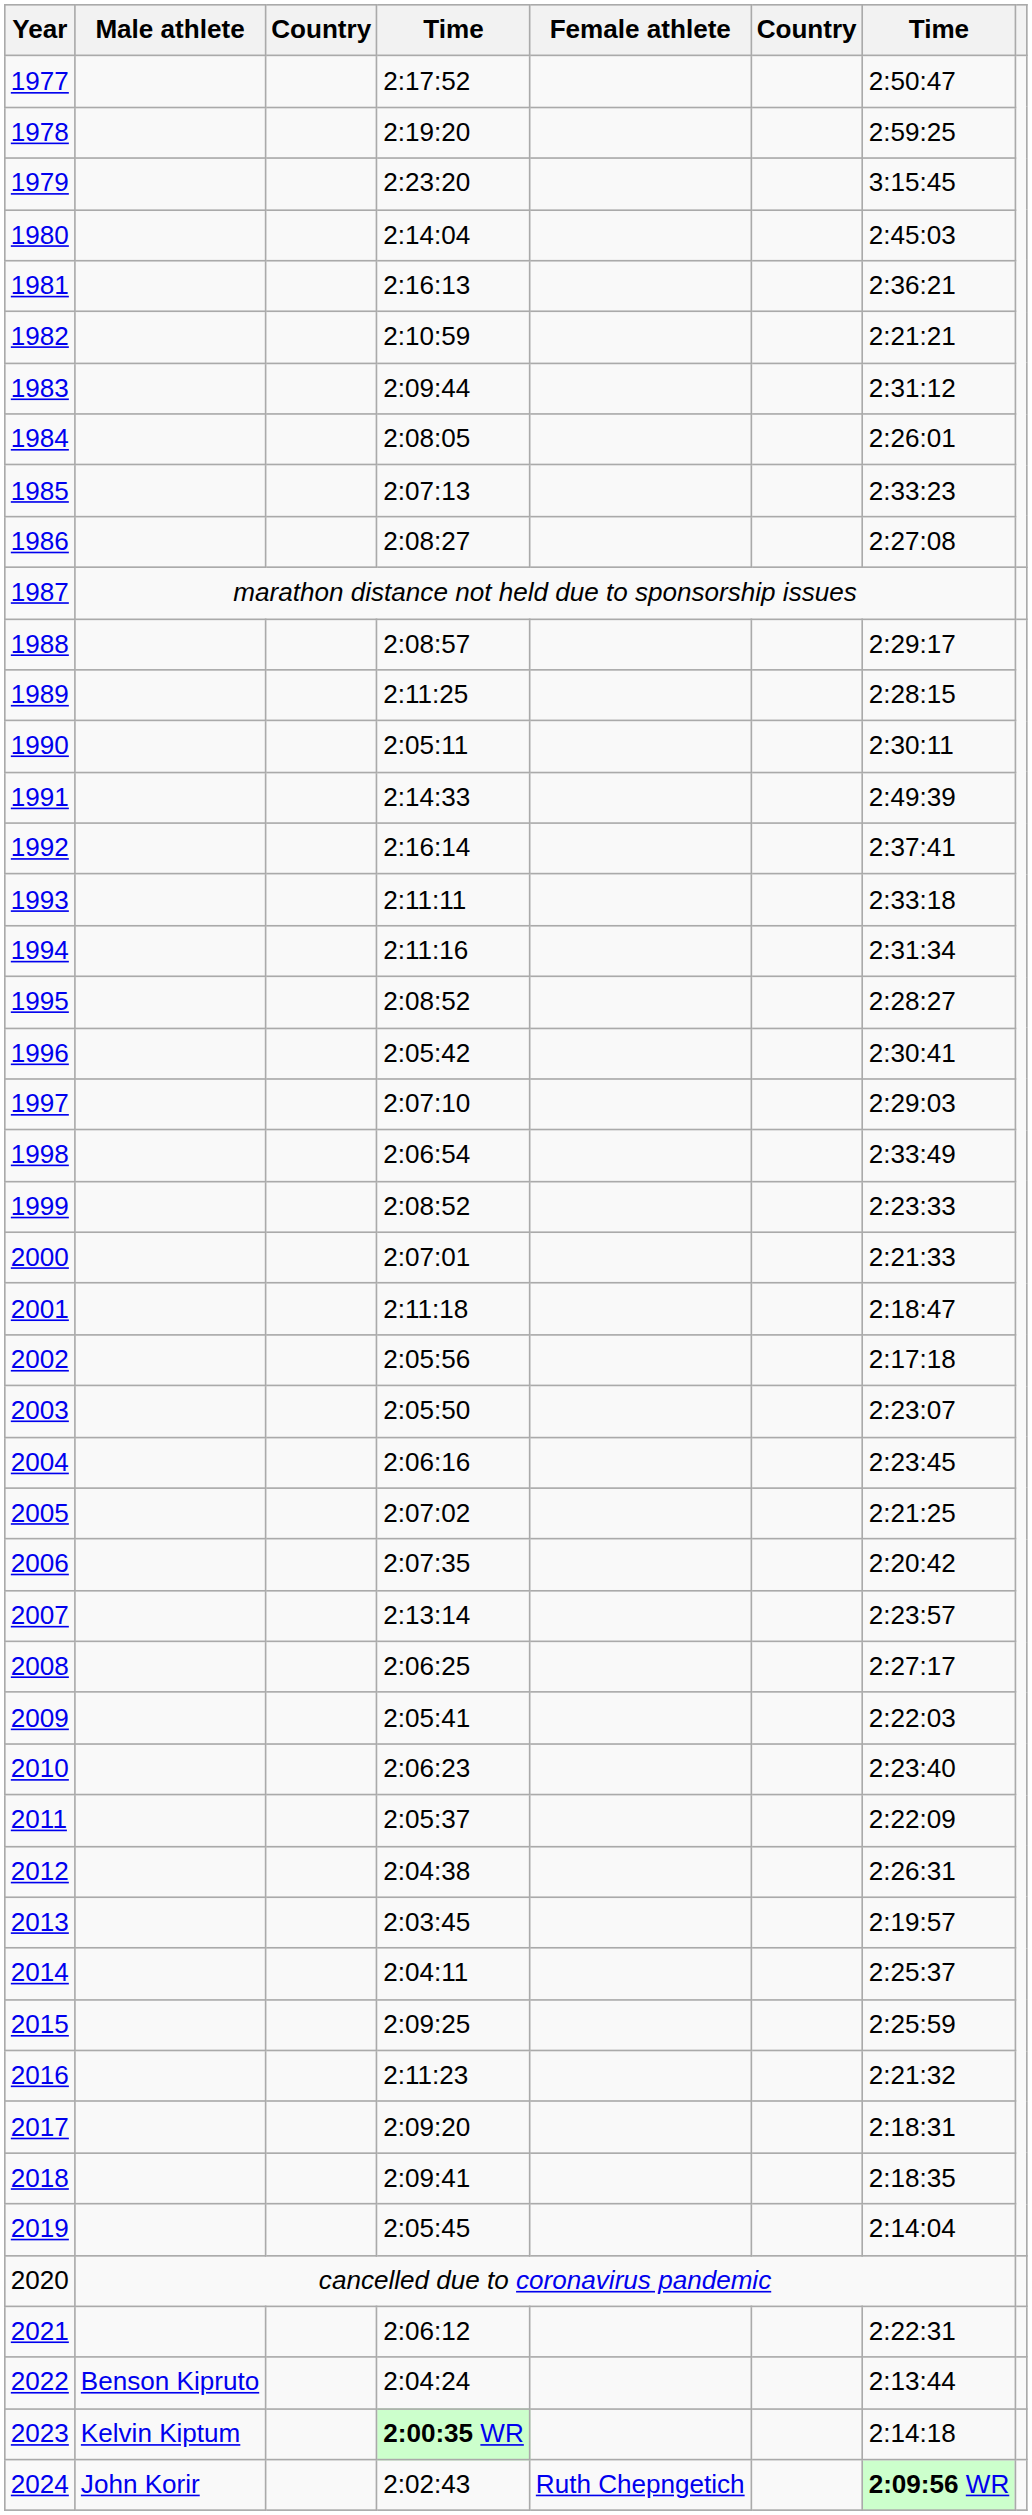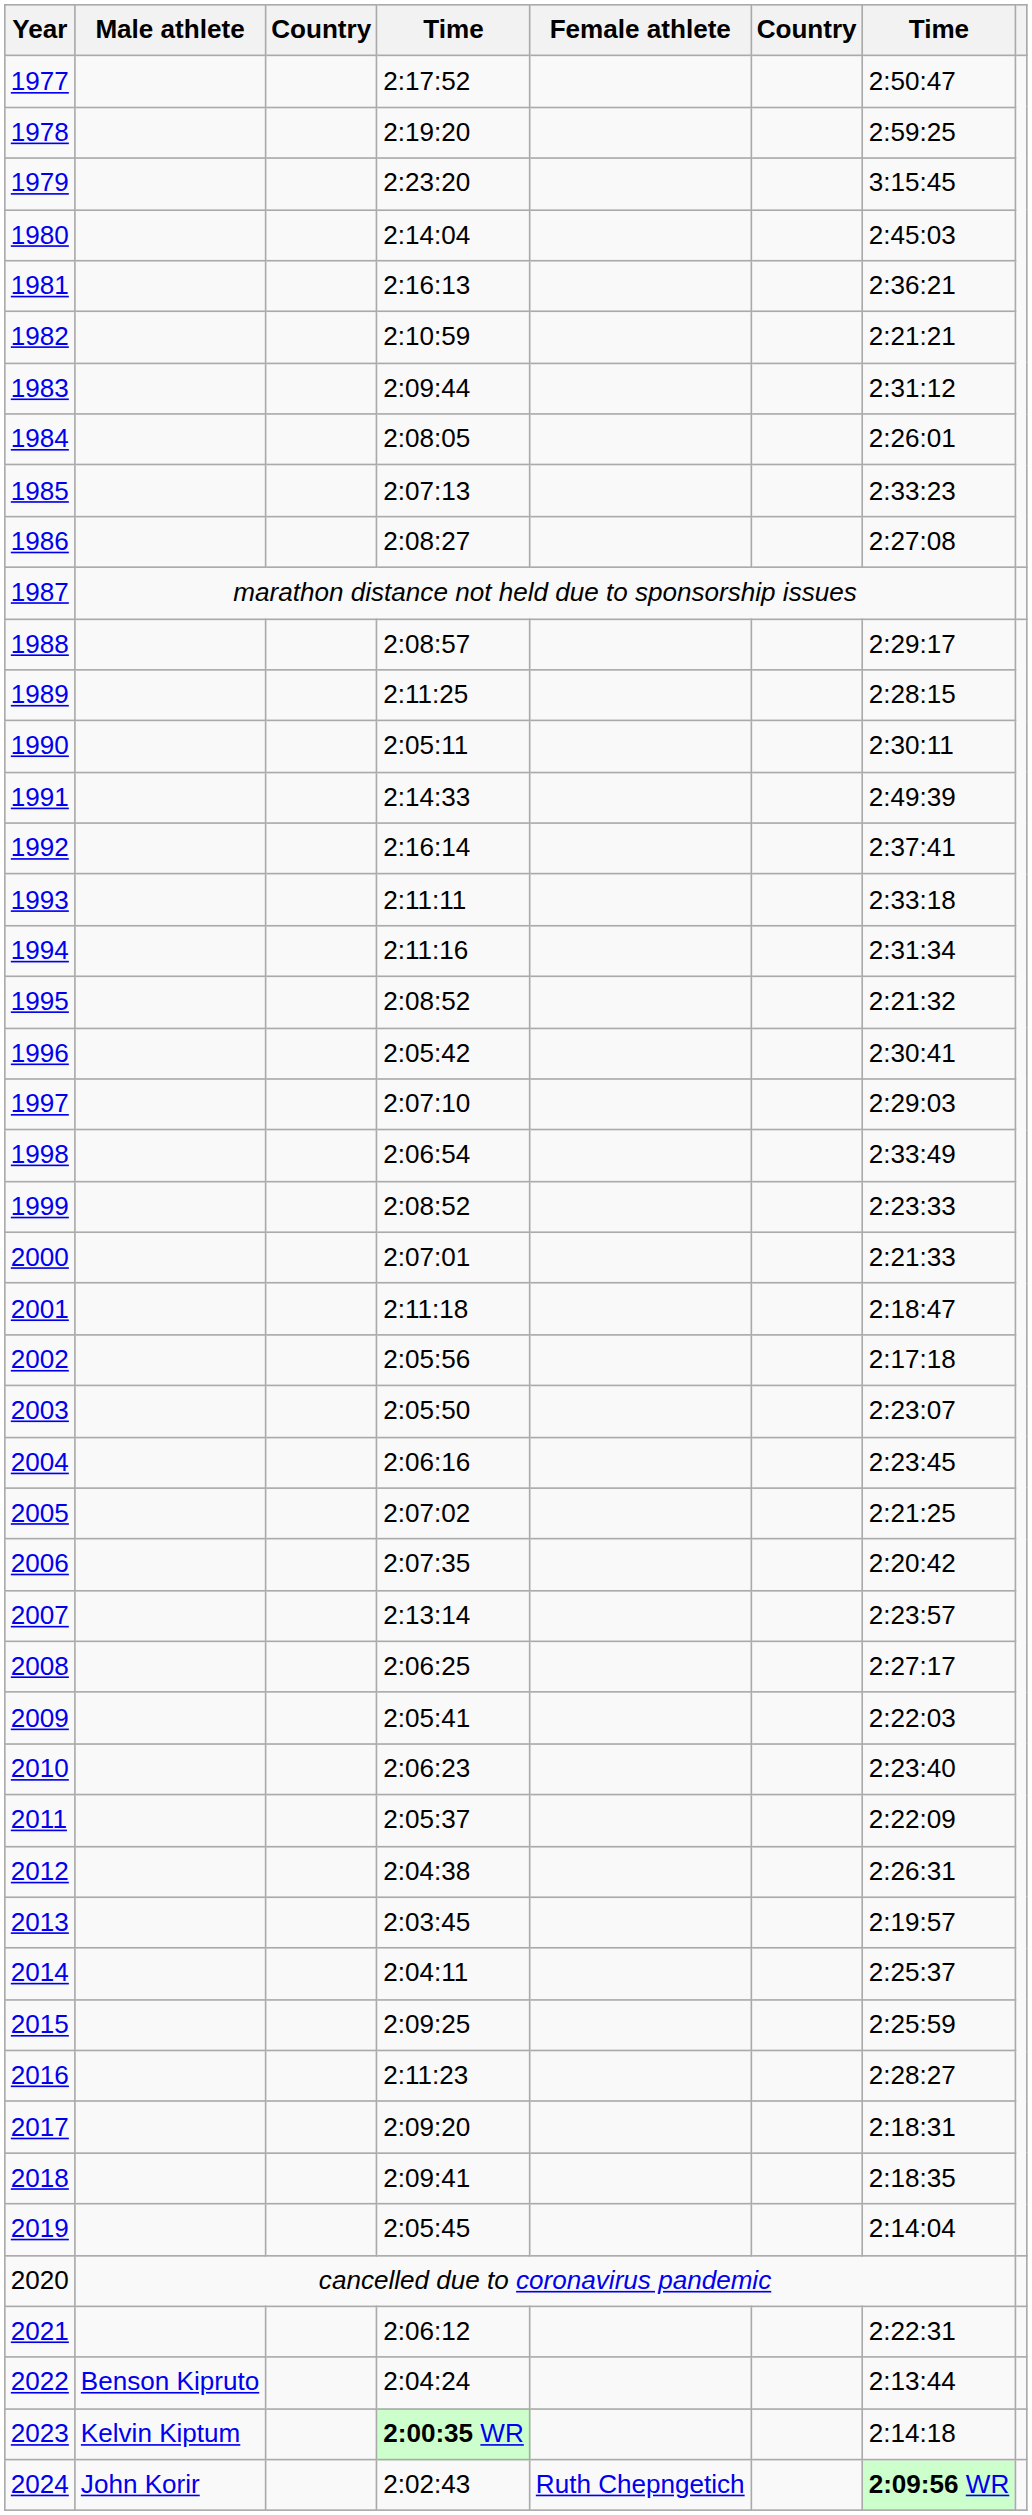(912, 1001) 2:28:27 -> (912, 1001) 2:21:32
(912, 2075) 2:21:32 -> (912, 2075) 2:28:27
